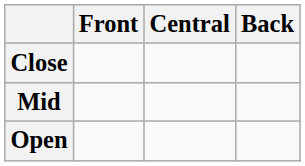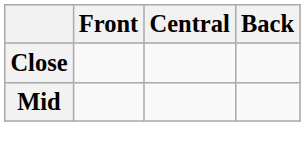- row: (39, 140)
